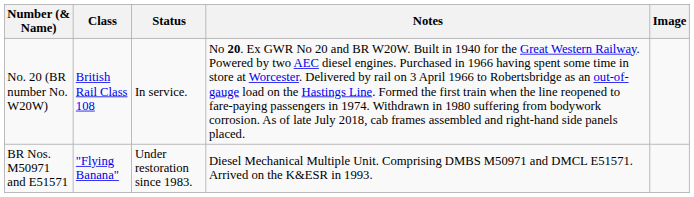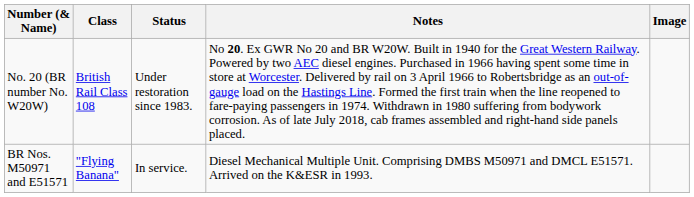(161, 91) In service. -> (164, 91) Under restoration since 1983.
(164, 168) Under restoration since 1983. -> (161, 168) In service.
